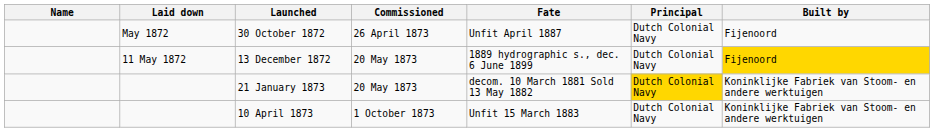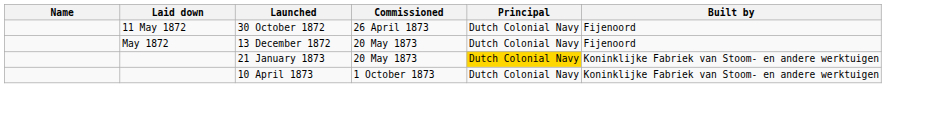- column: (549, 12)
(145, 33) May 1872 -> (154, 28) 11 May 1872
(154, 60) 11 May 1872 -> (145, 44) May 1872
(751, 60) gold background -> (610, 44) no background
